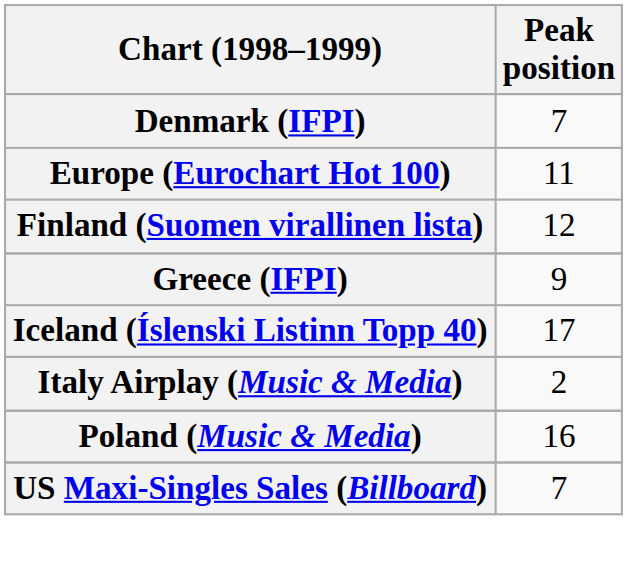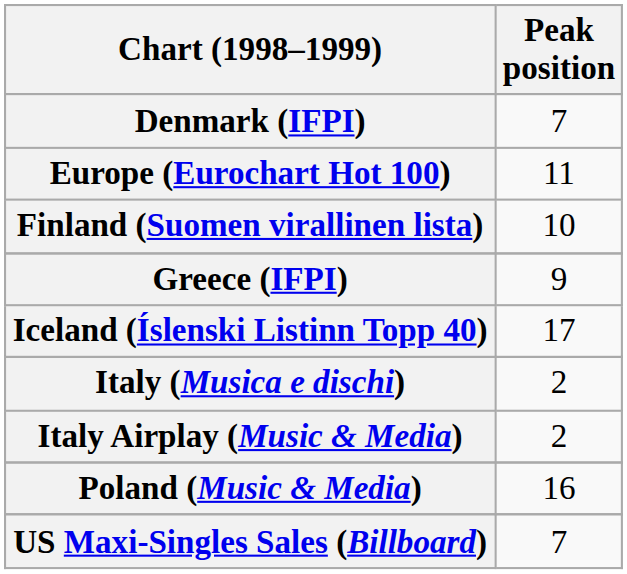(559, 225) 12 -> (559, 225) 10
+ row: (250, 383)
